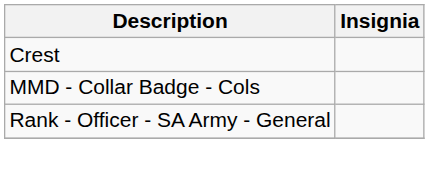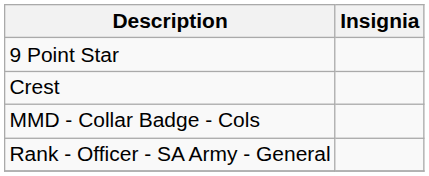+ row: (64, 54)
